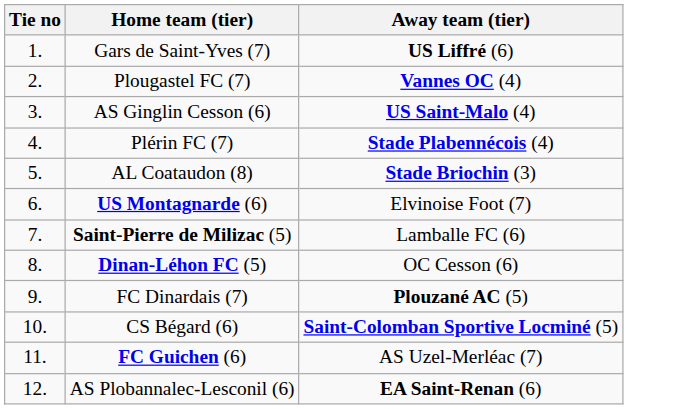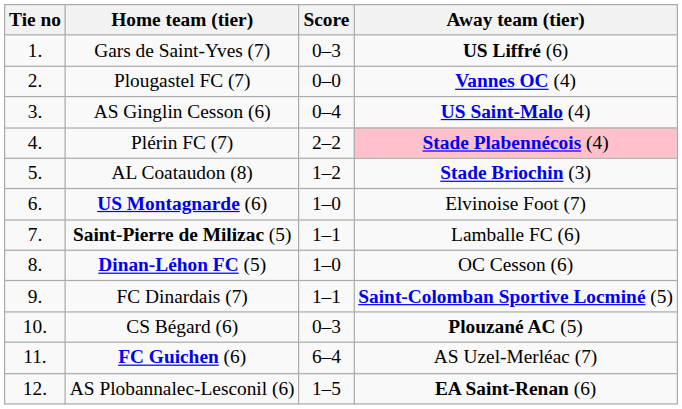+ column: (326, 19)
(461, 142) no background -> (516, 142) pink background
(461, 296) Plouzané AC (5) -> (516, 296) Saint-Colomban Sportive Locminé (5)
(461, 326) Saint-Colomban Sportive Locminé (5) -> (516, 326) Plouzané AC (5)
